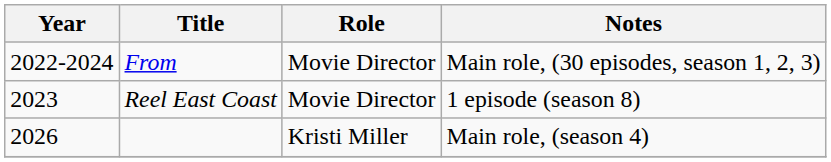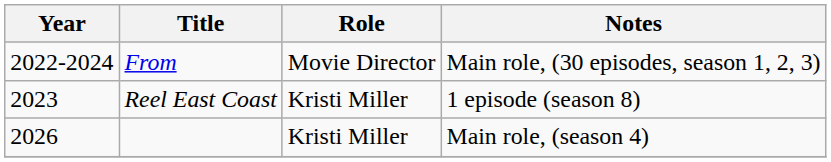(362, 99) Movie Director -> (348, 99) Kristi Miller
